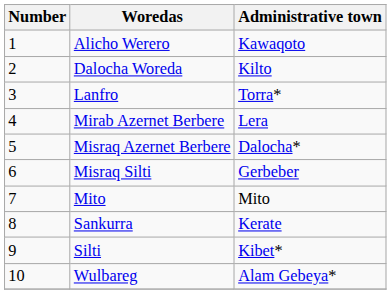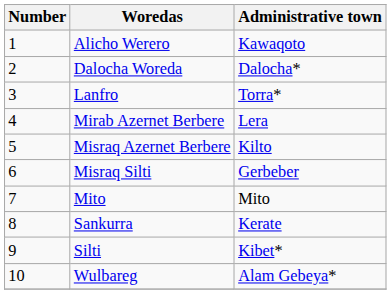(255, 69) Kilto -> (269, 69) Dalocha*
(269, 146) Dalocha* -> (255, 146) Kilto
